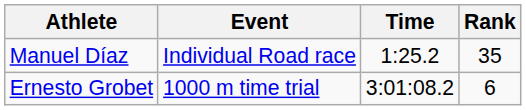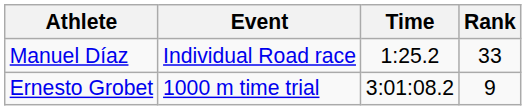(490, 55) 35 -> (490, 55) 33
(490, 89) 6 -> (490, 89) 9
